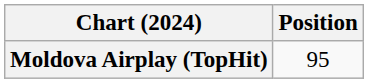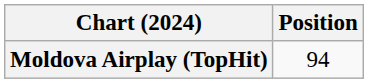(318, 59) 95 -> (318, 59) 94
